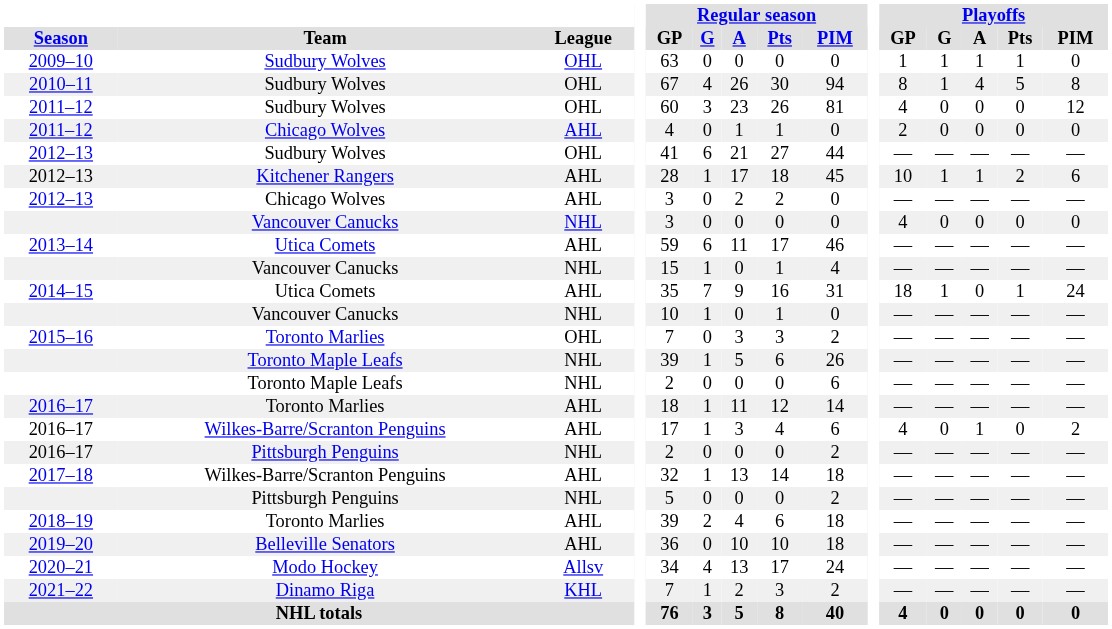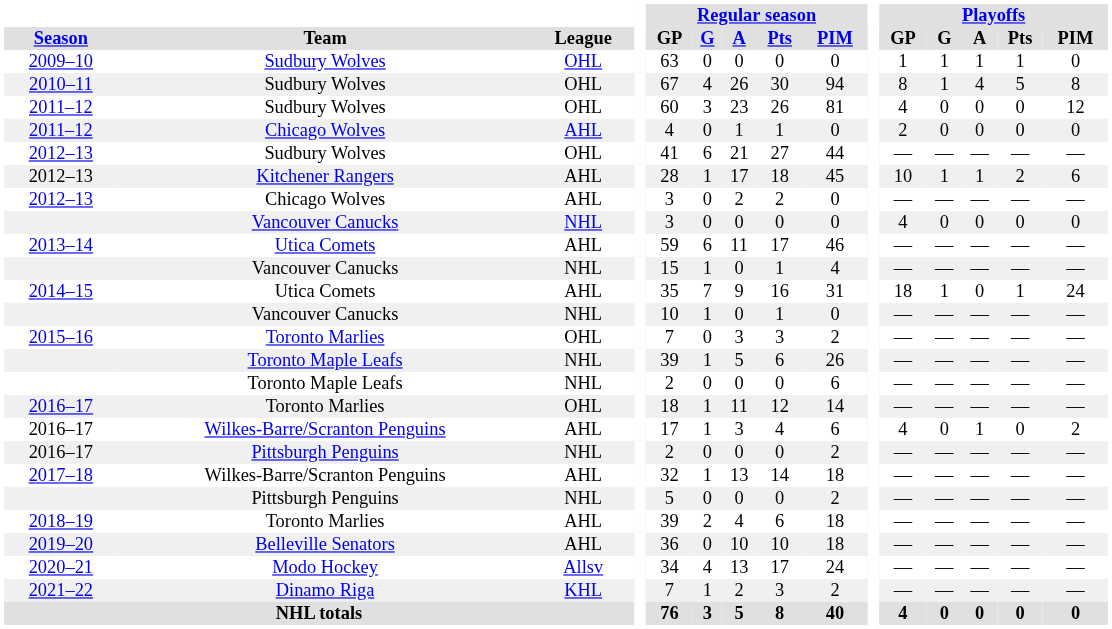(583, 406) AHL -> (583, 406) OHL
